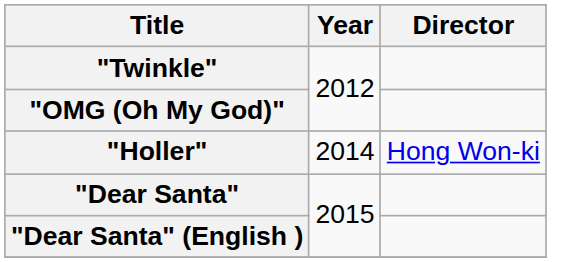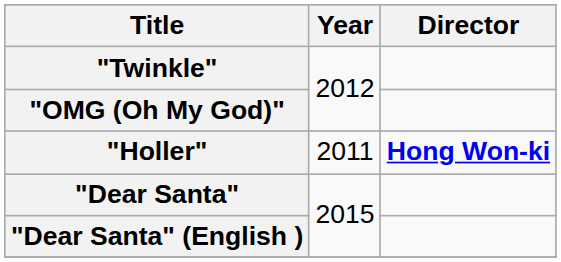(345, 151) 2014 -> (345, 151) 2011
(463, 151) normal -> (468, 151) bold
